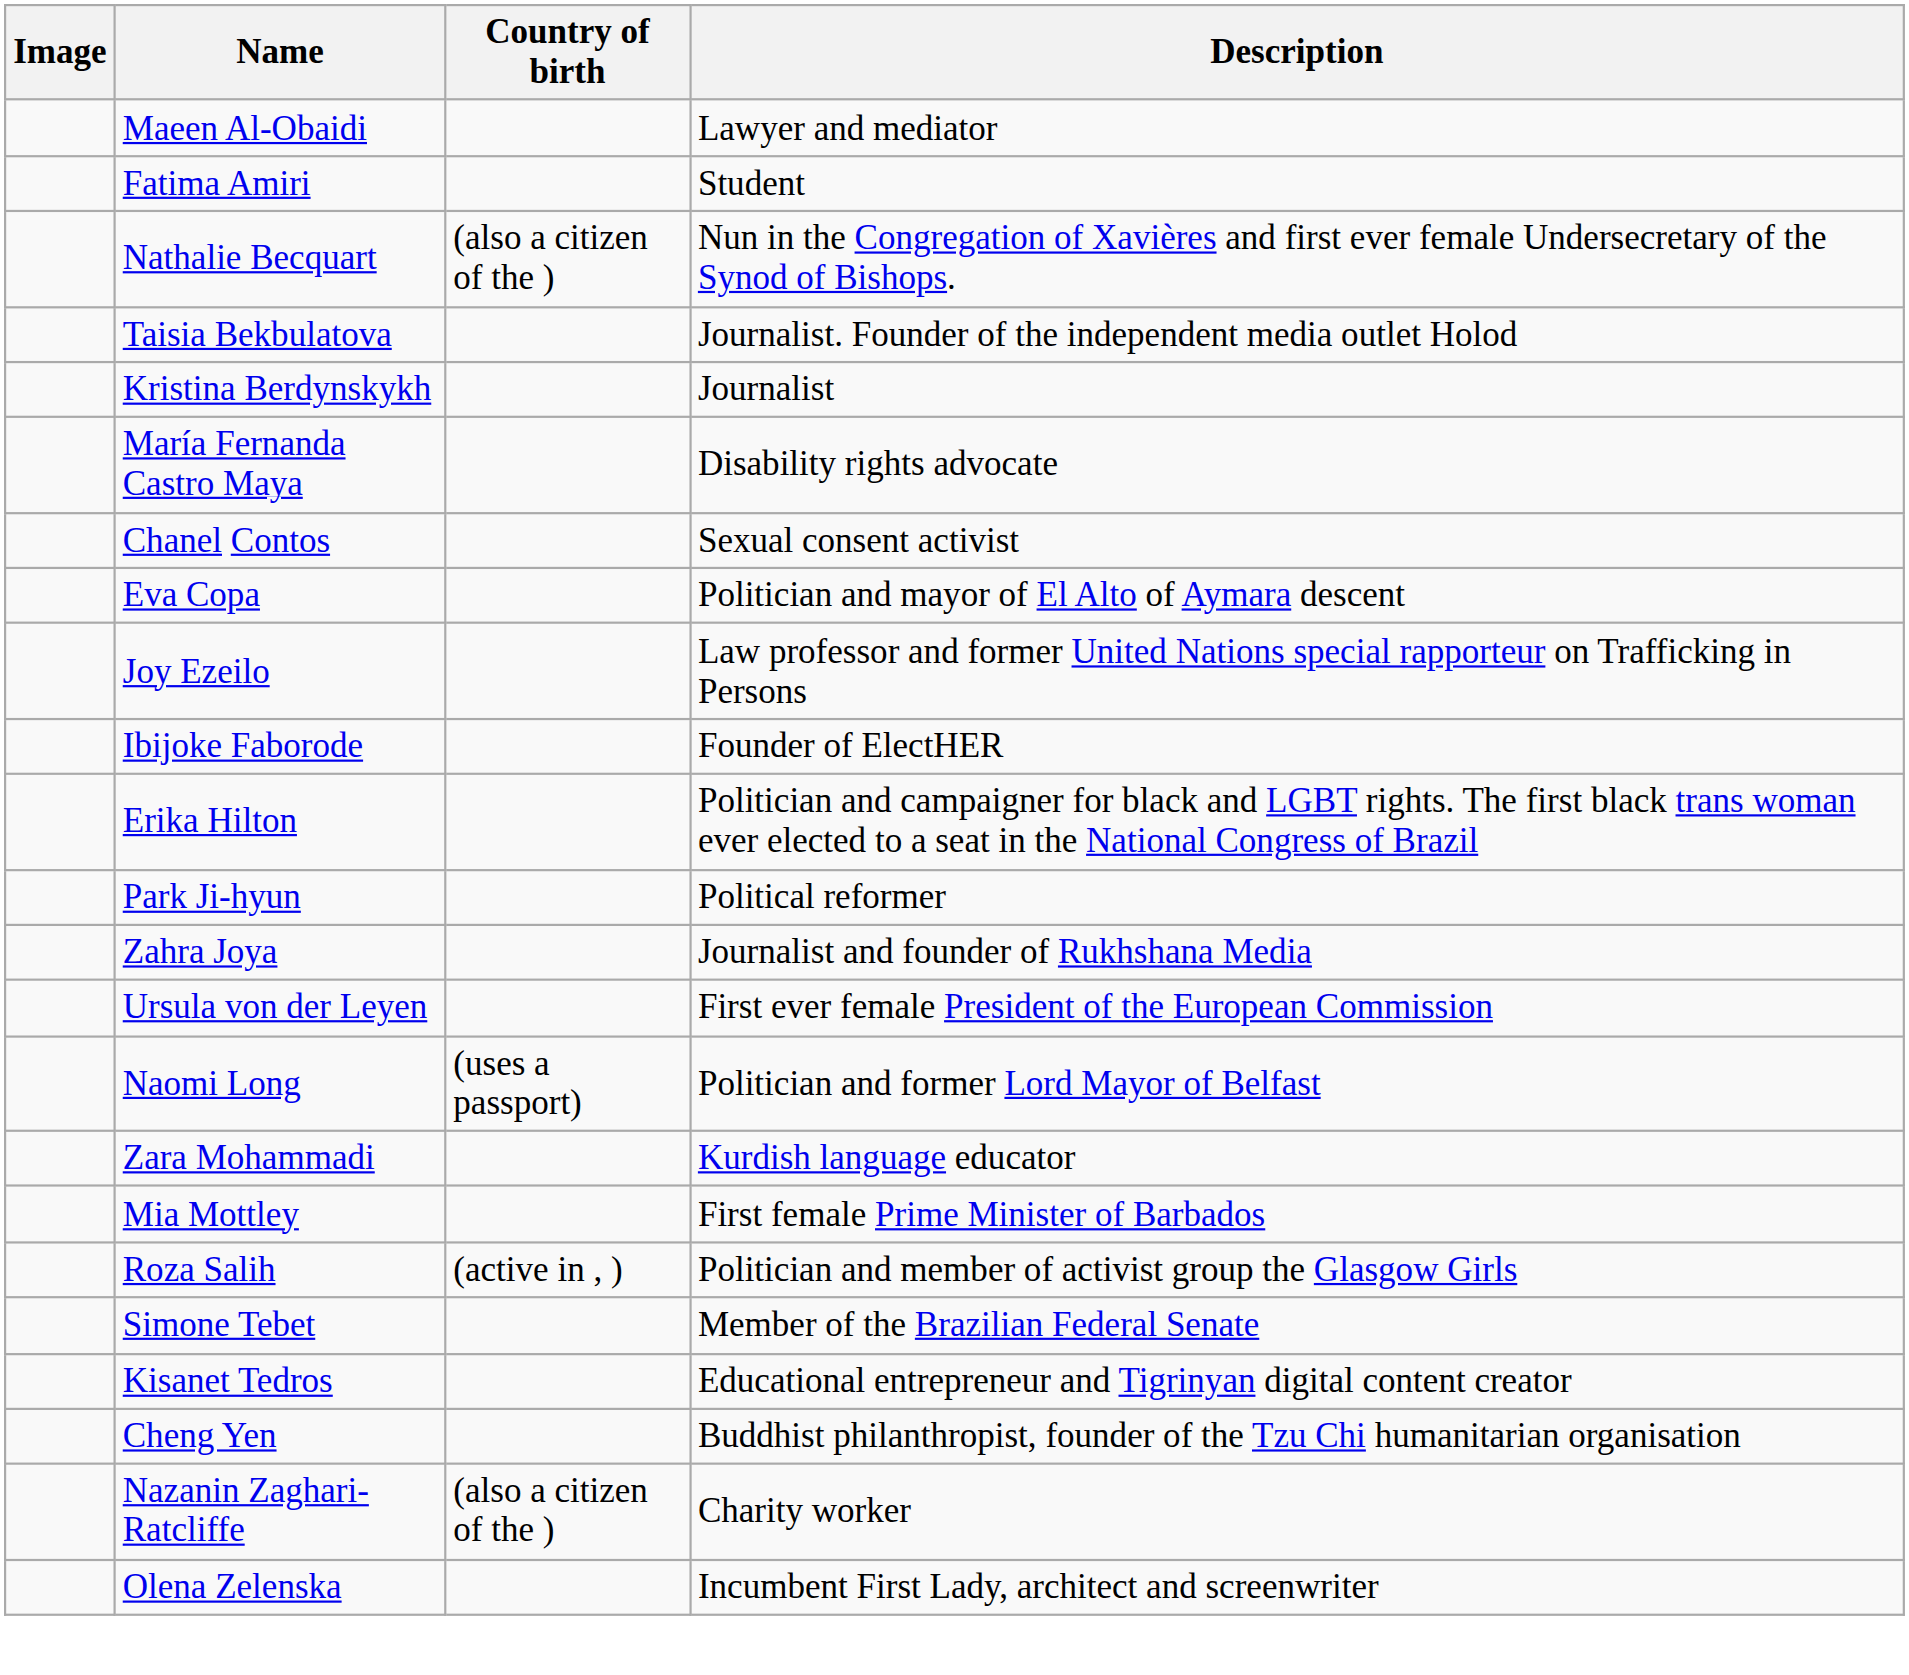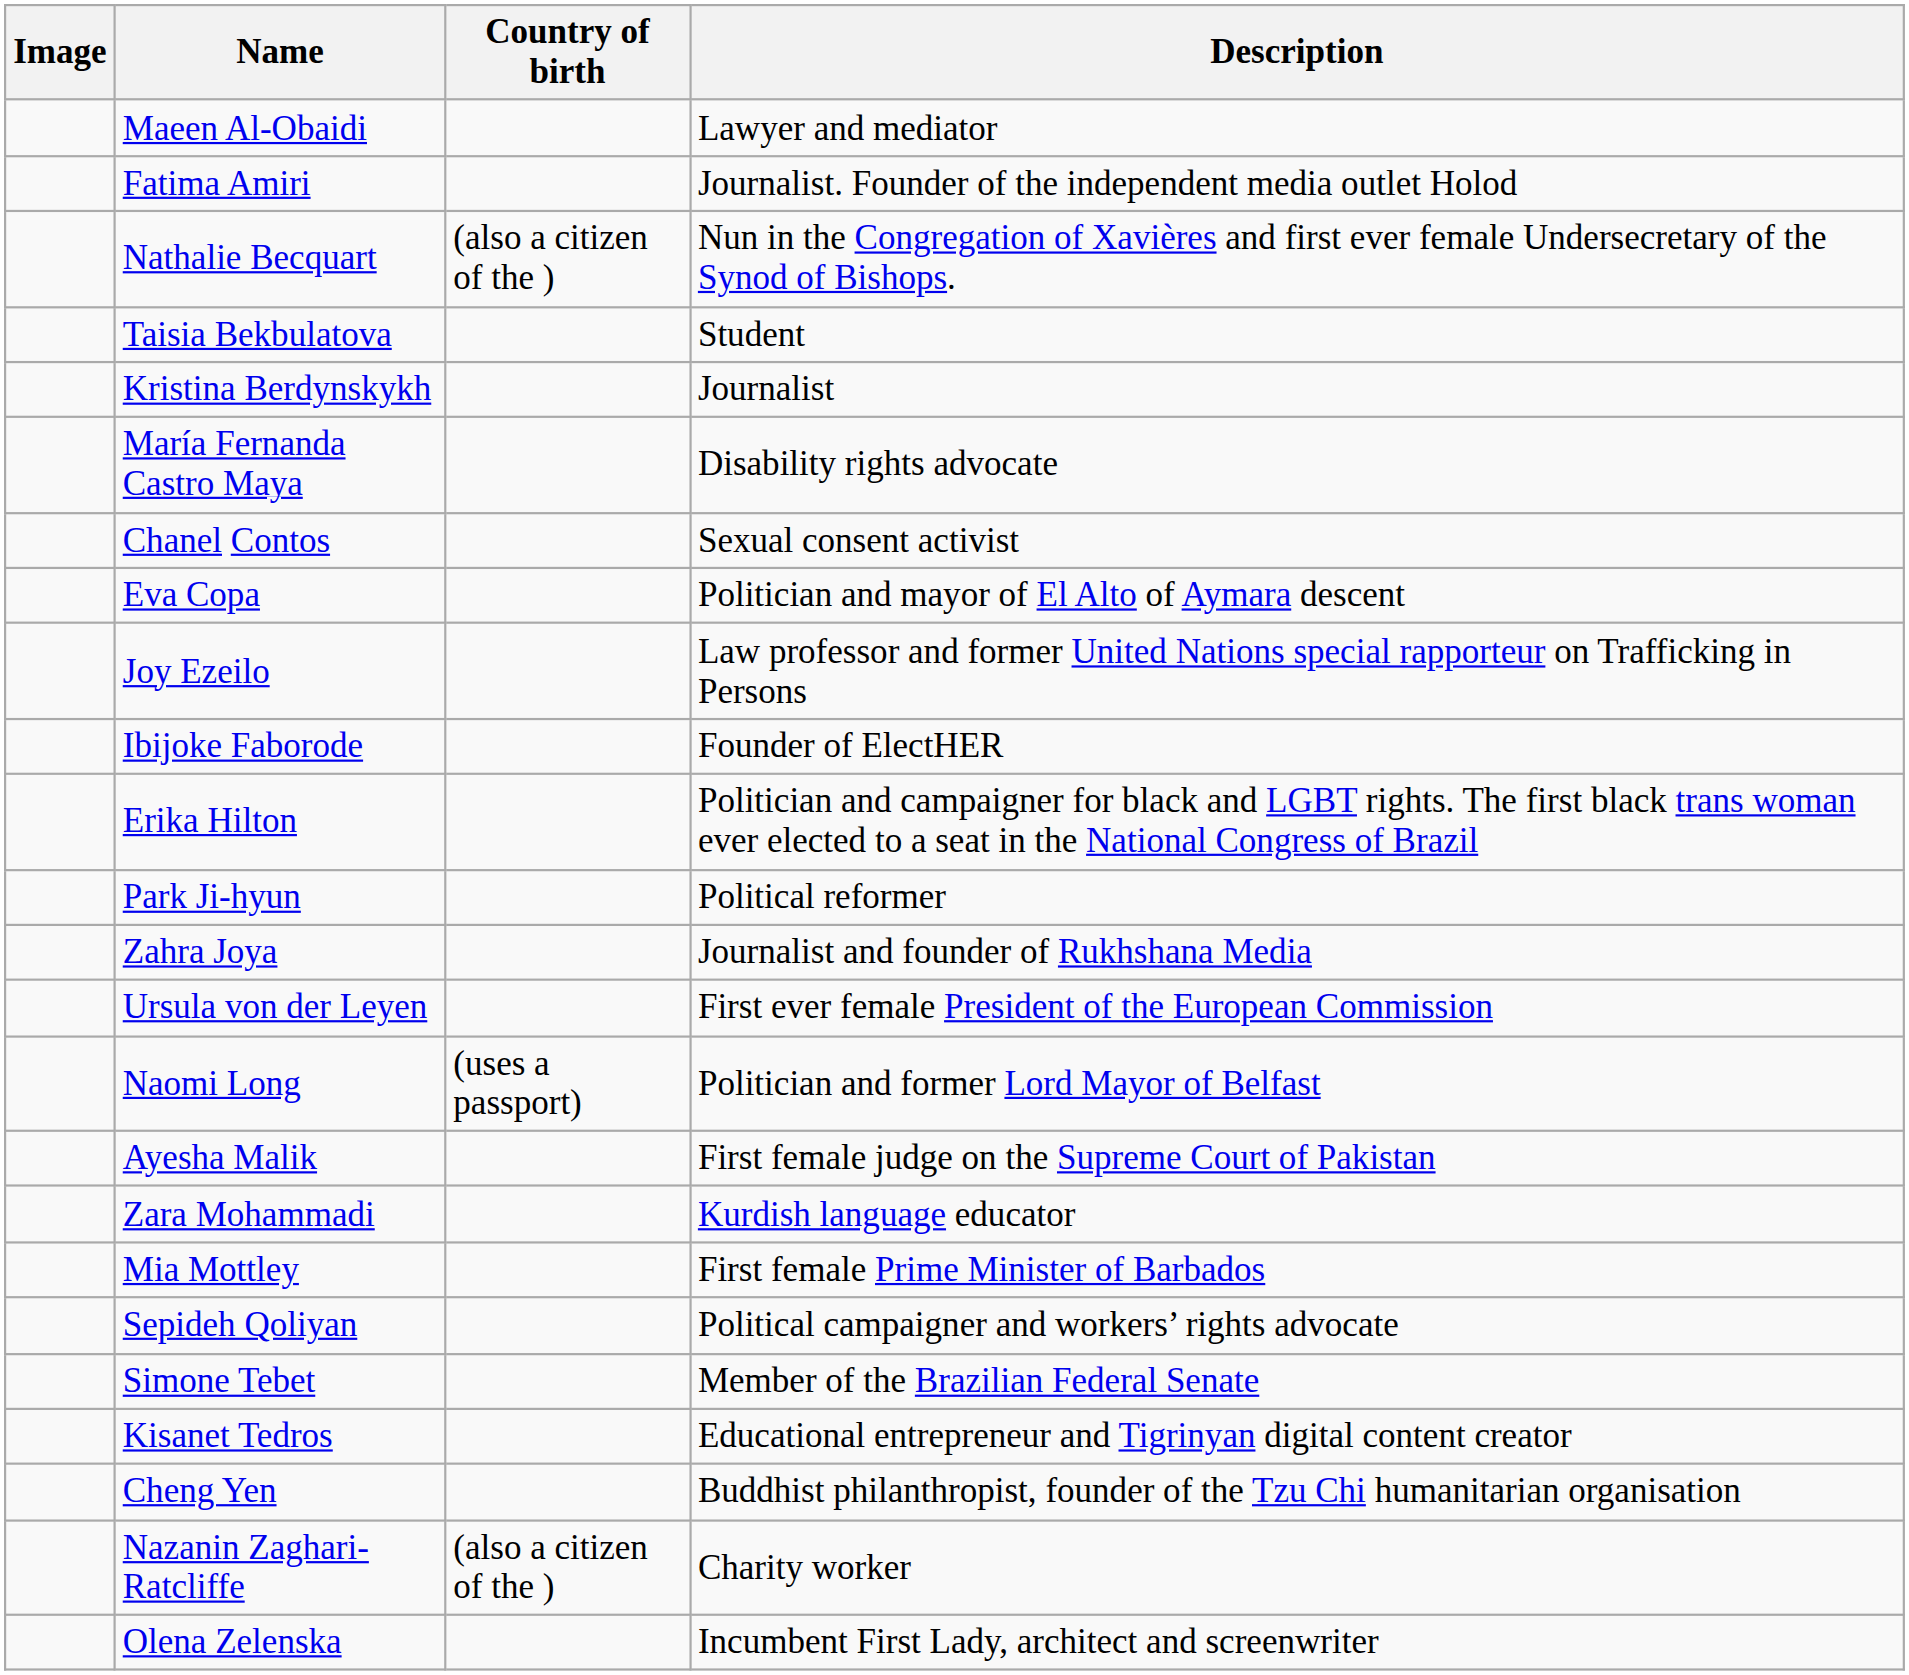(751, 182) Student -> (1108, 182) Journalist. Founder of the independent media outlet Holod
(1108, 333) Journalist. Founder of the independent media outlet Holod -> (751, 333) Student
+ row: (220, 1157)
+ row: (240, 1324)
- row: (199, 1269)
